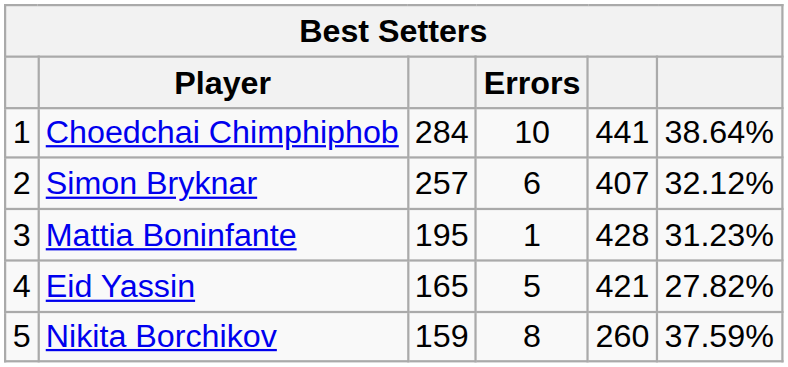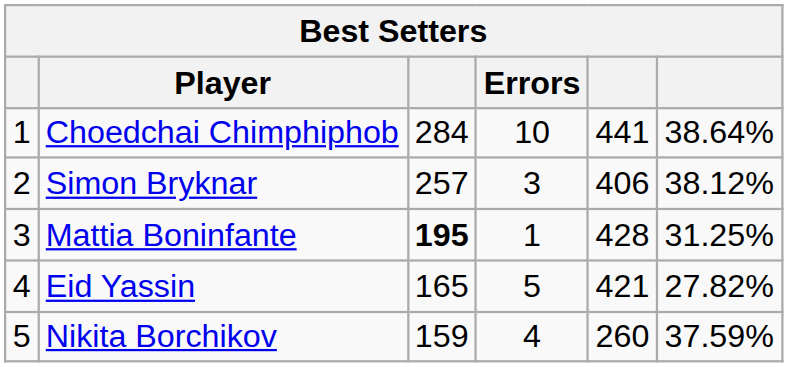(532, 184) 6 -> (532, 184) 3
(623, 184) 407 -> (623, 184) 406
(719, 184) 32.12% -> (719, 184) 38.12%
(442, 235) normal -> (442, 235) bold
(719, 235) 31.23% -> (719, 235) 31.25%
(532, 337) 8 -> (532, 337) 4
